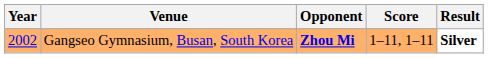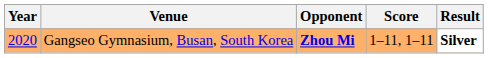(22, 40) 2002 -> (22, 40) 2020
